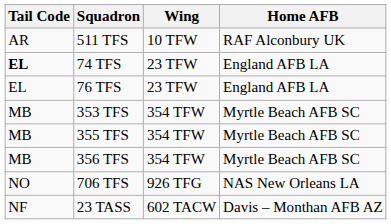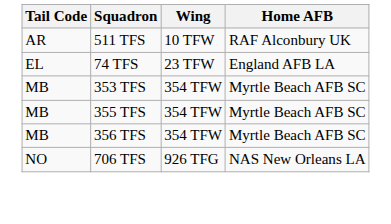(18, 64) bold -> (35, 64) normal
- row: (99, 87)
- row: (104, 207)
